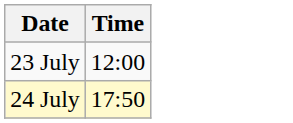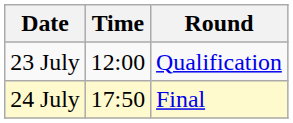+ column: (219, 23)
